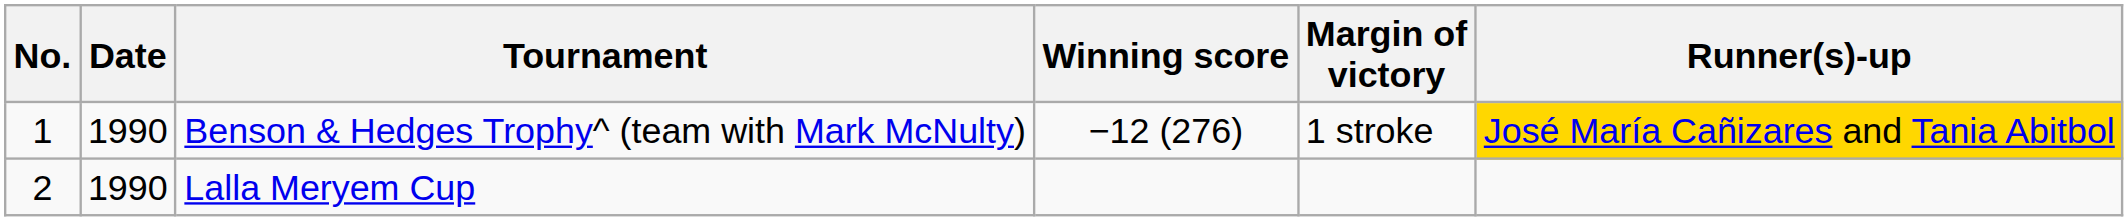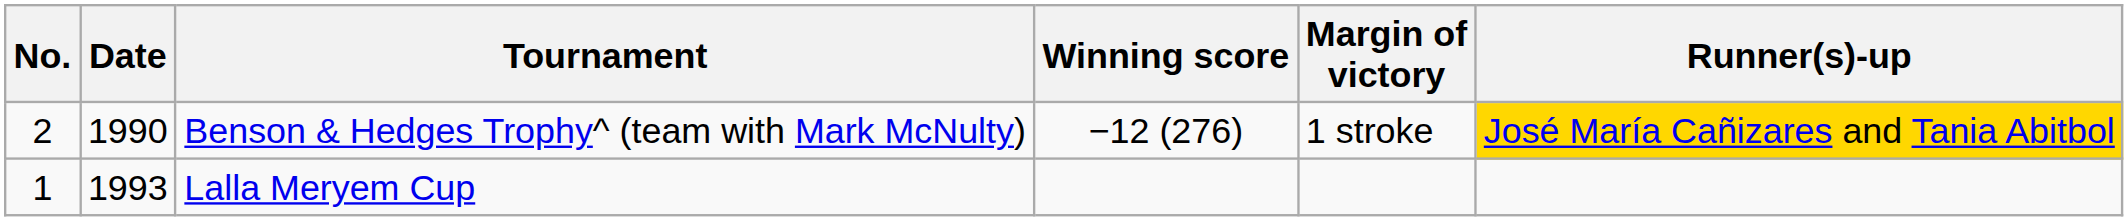(42, 131) 1 -> (42, 131) 2
(42, 187) 2 -> (42, 187) 1
(128, 187) 1990 -> (128, 187) 1993
